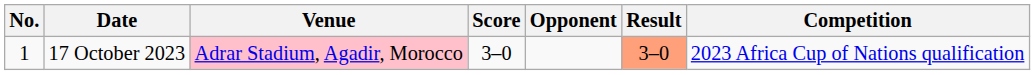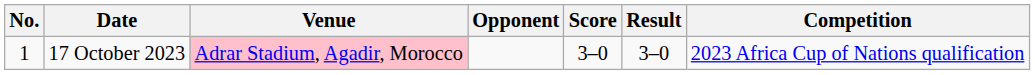columns swapped: (573, 20) <-> (496, 20)
(654, 52) lightsalmon background -> (654, 52) no background
